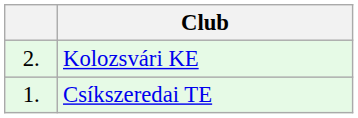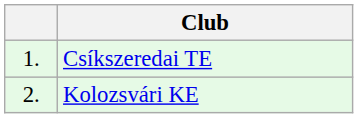rows swapped: (138, 94) <-> (131, 58)
